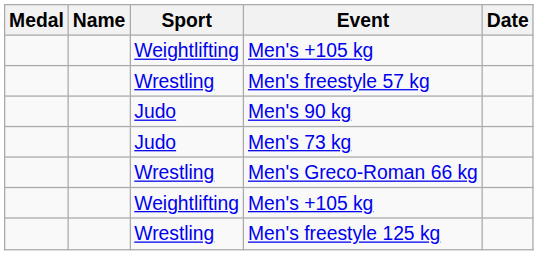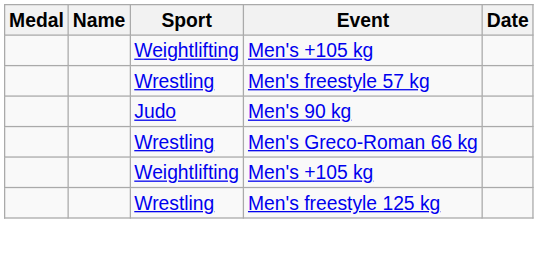- row: (155, 142)
